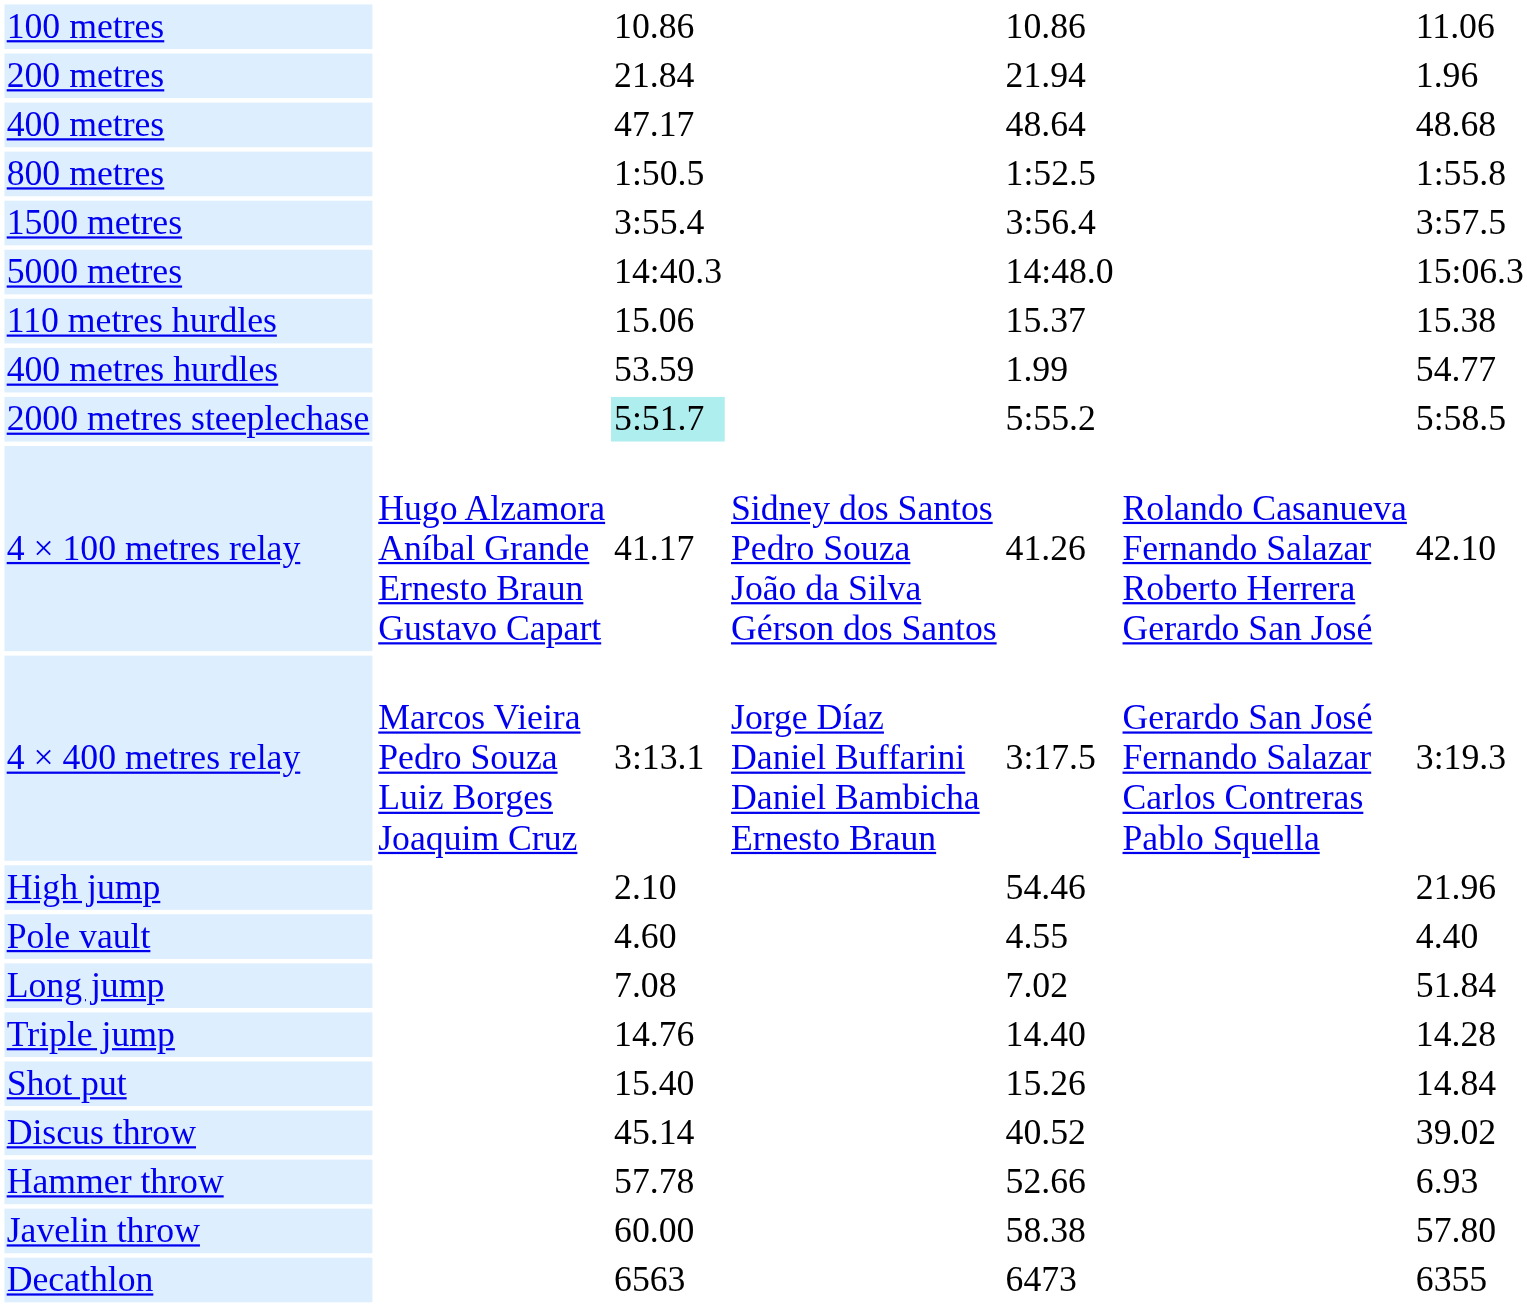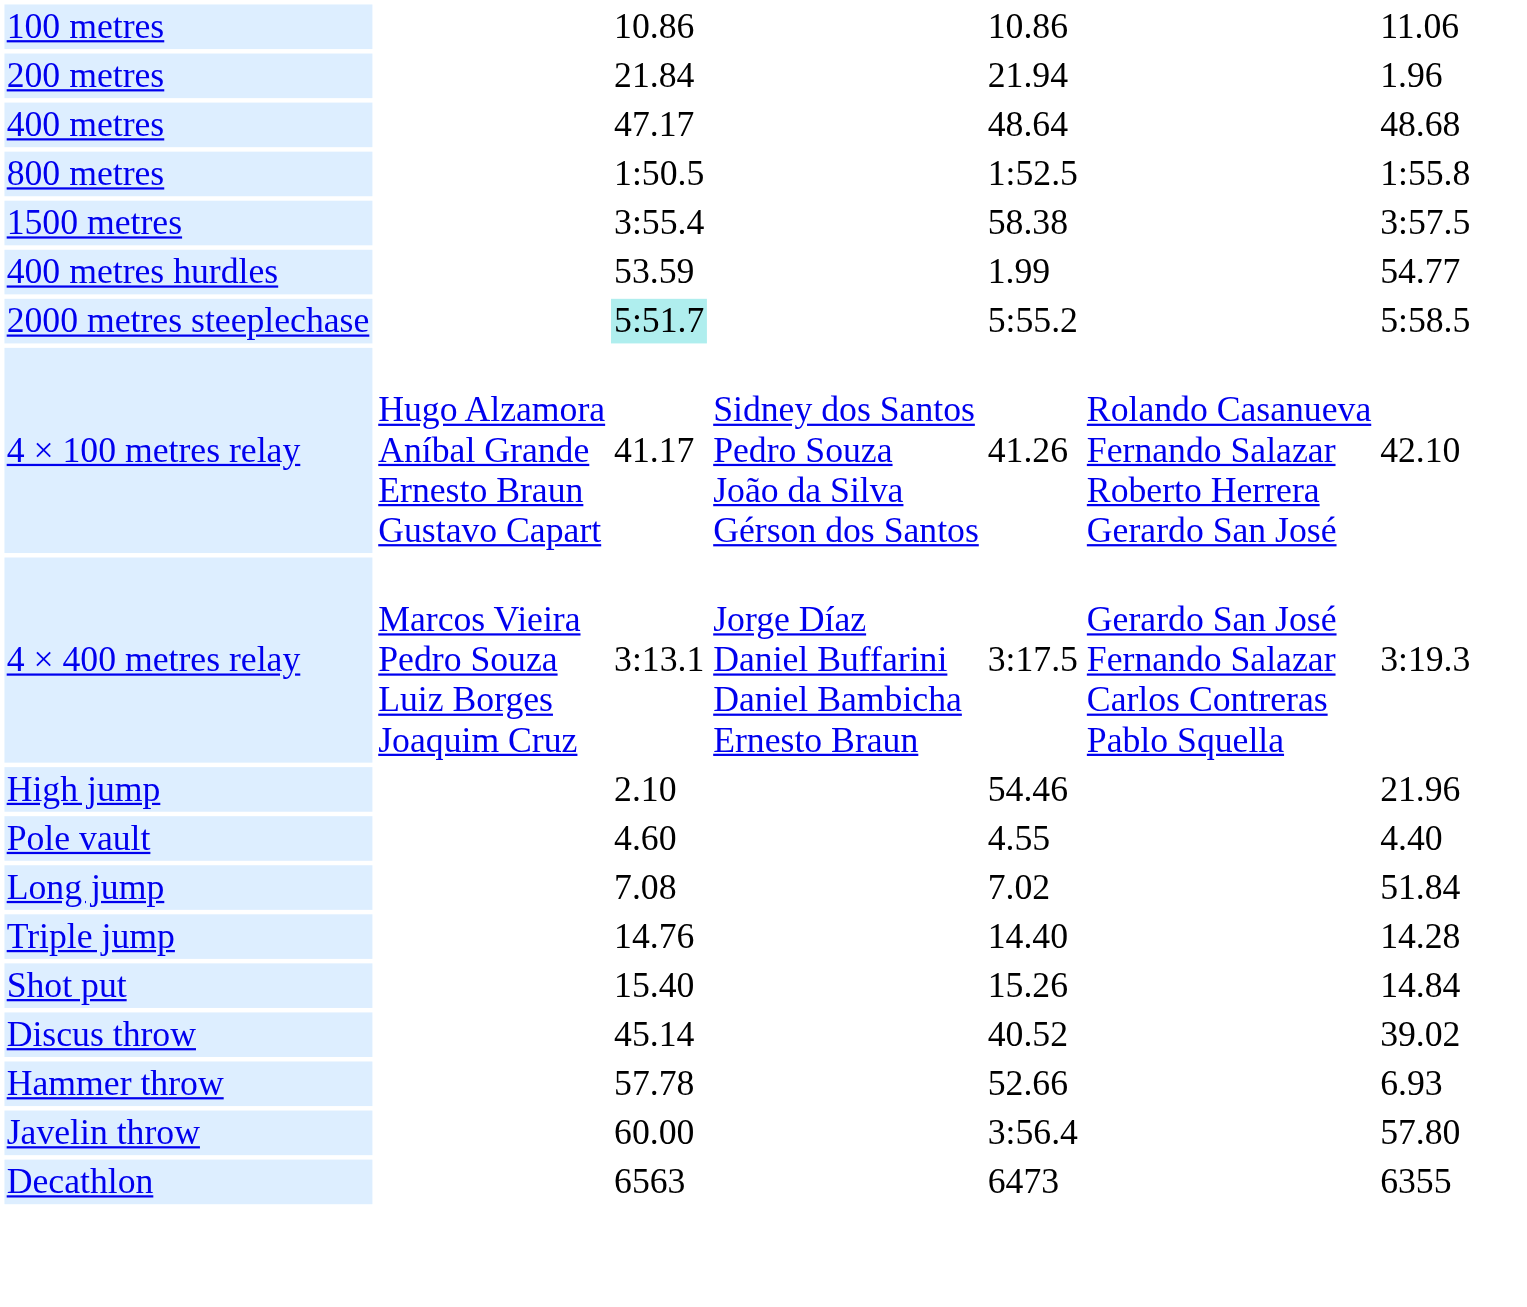(1051, 222) 3:56.4 -> (1028, 222) 58.38
- row: (94, 271)
- row: (142, 320)
(1046, 1230) 58.38 -> (1033, 1132) 3:56.4
